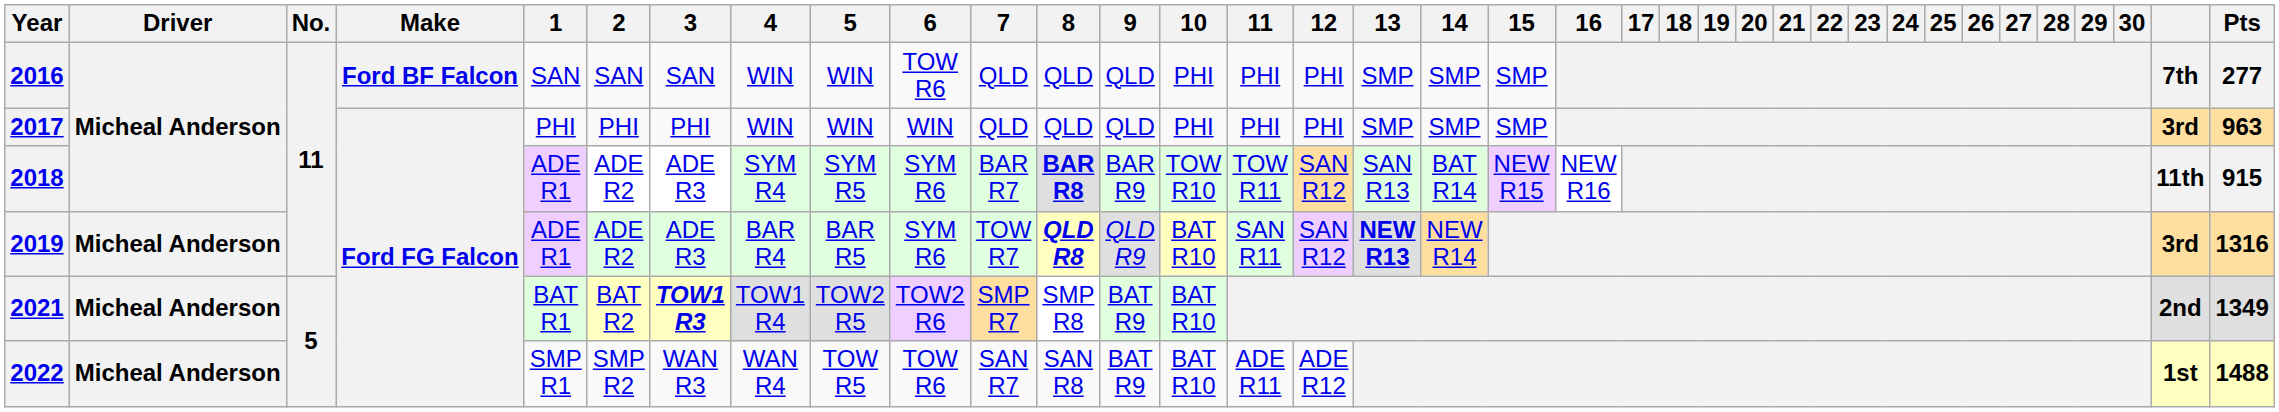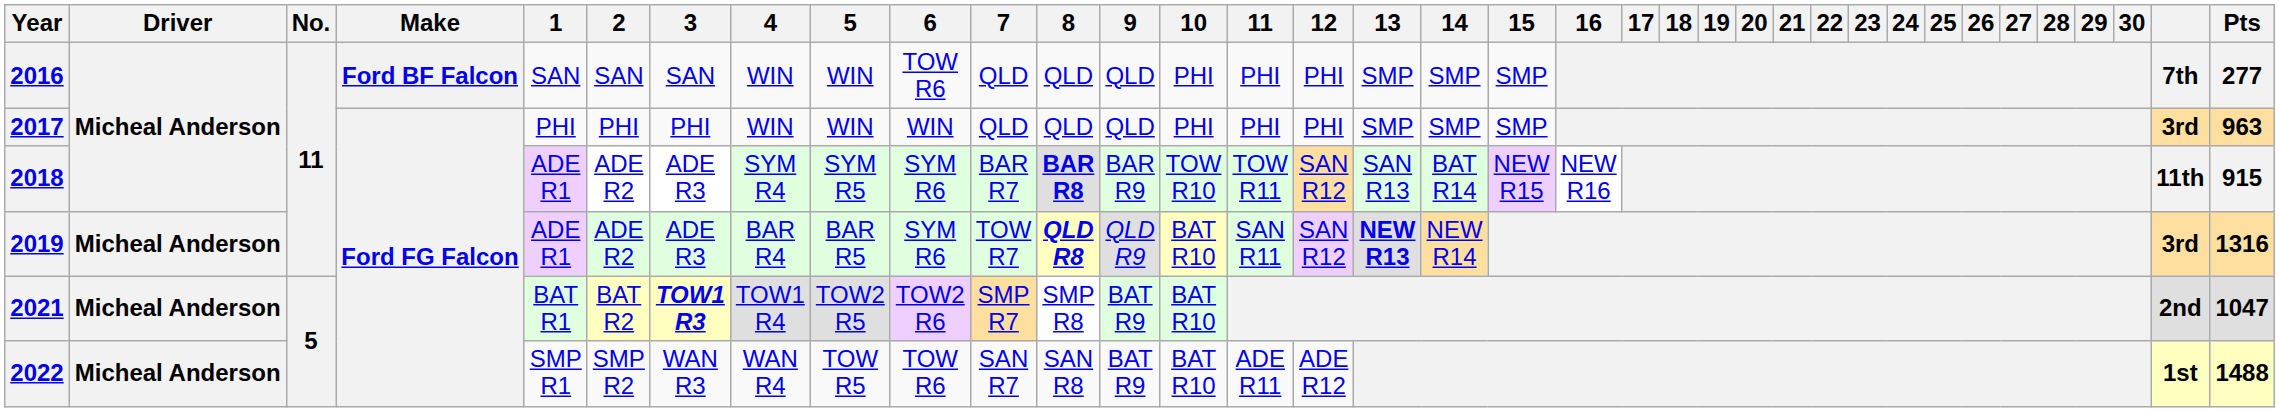(2242, 308) 1349 -> (2242, 308) 1047
